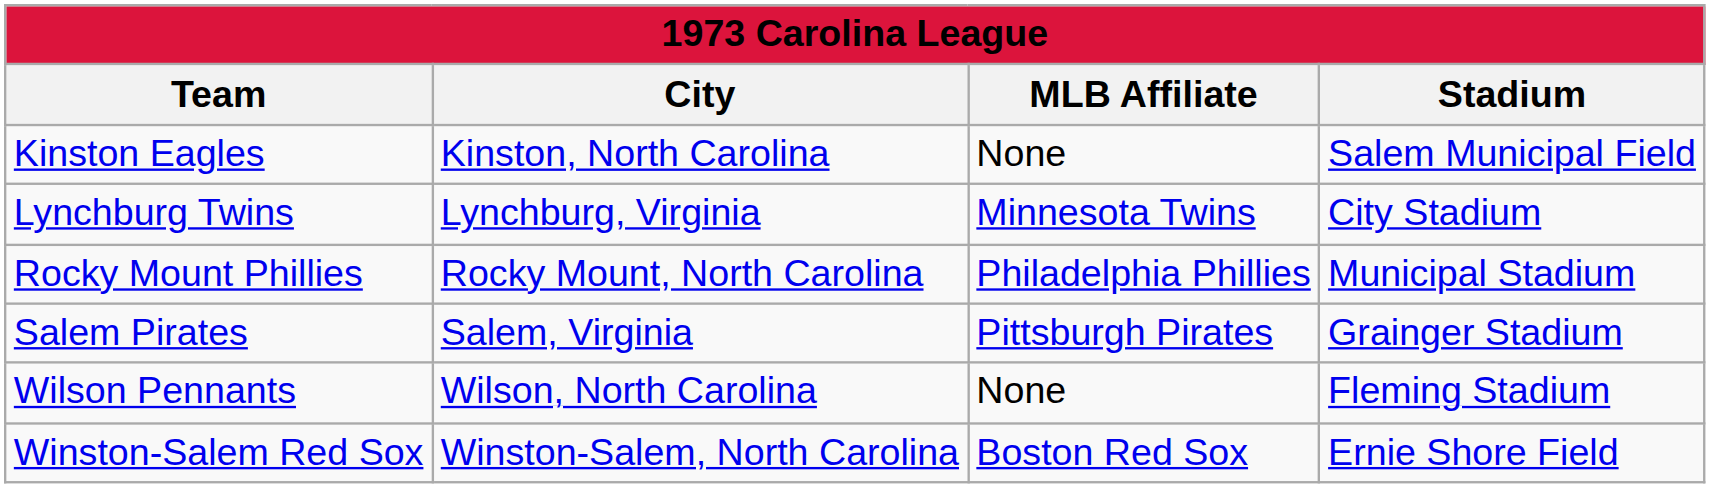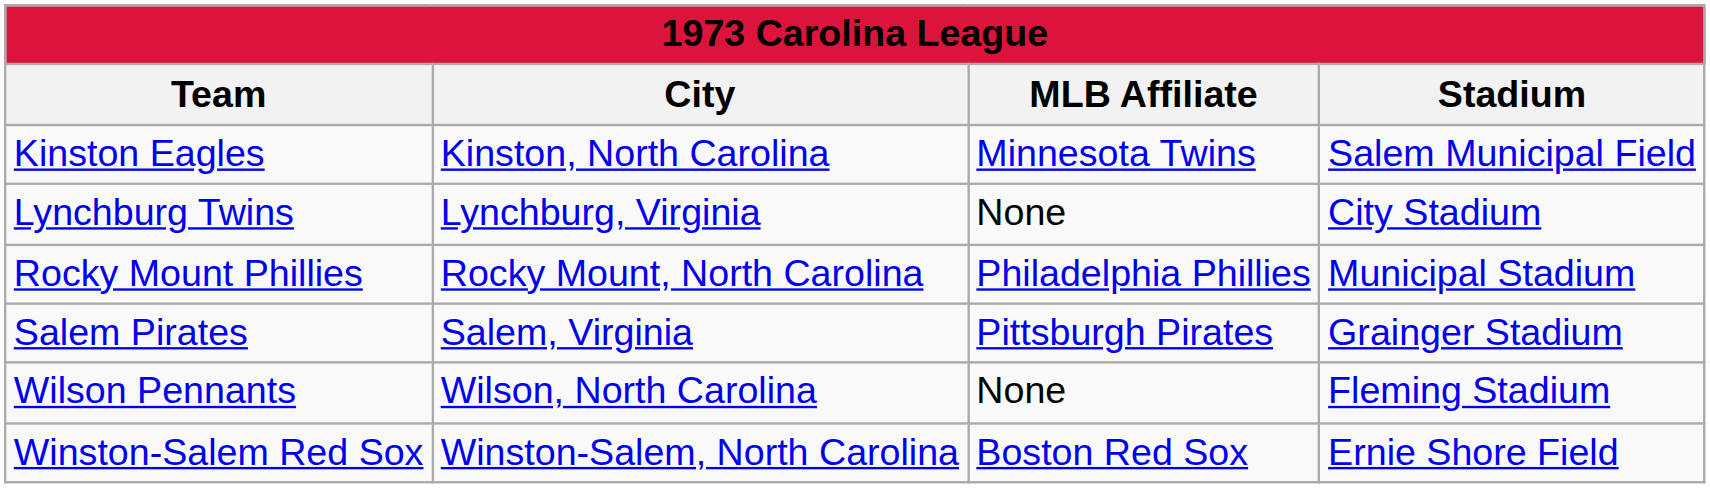(1021, 153) None -> (1116, 153) Minnesota Twins
(1116, 213) Minnesota Twins -> (1021, 213) None
